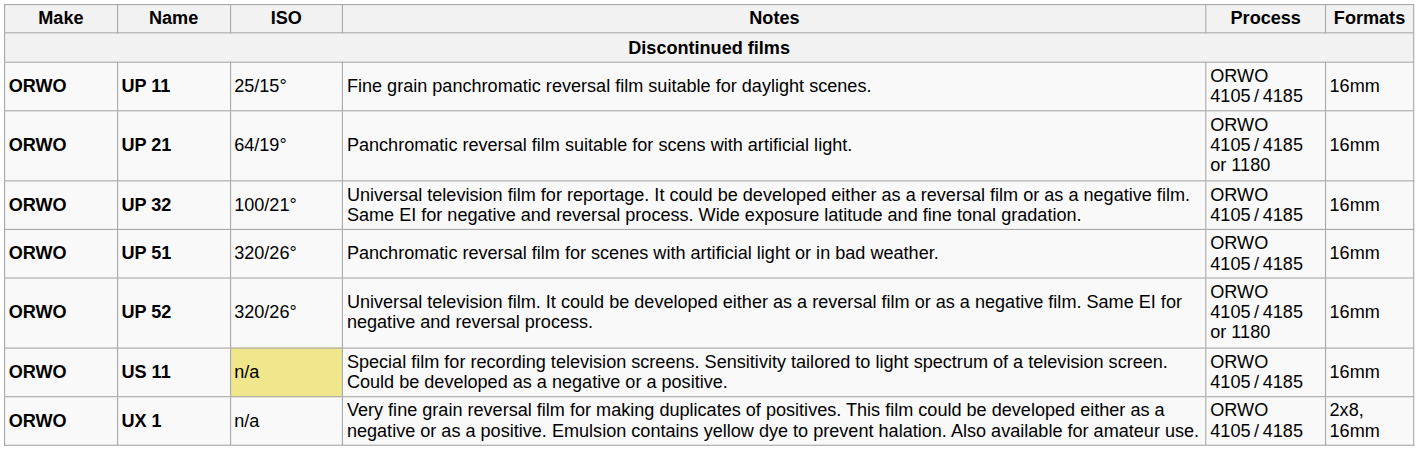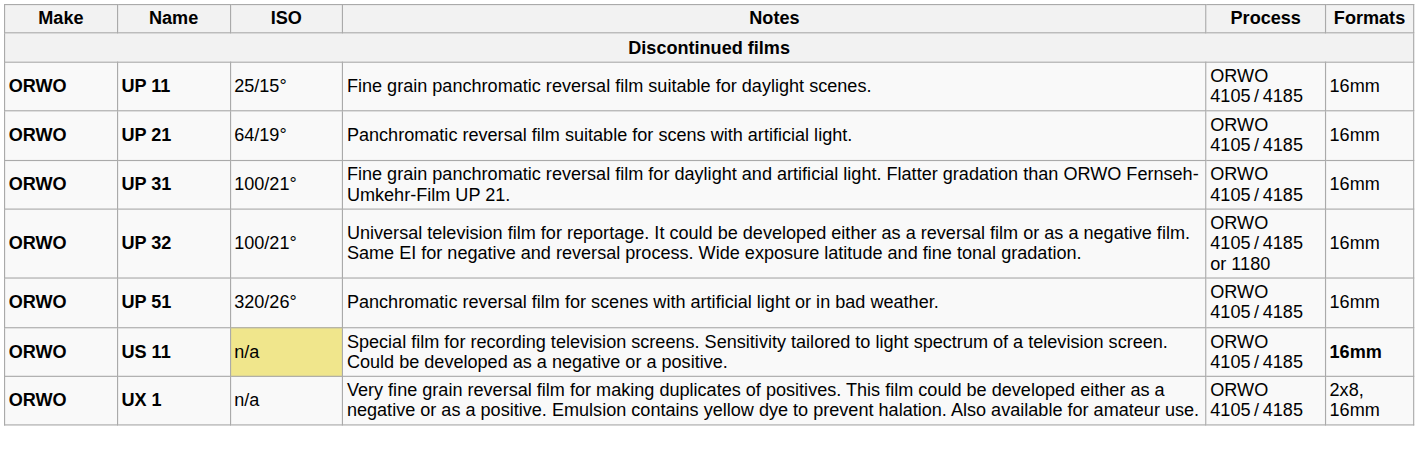(1257, 145) ORWO 4105 / 4185 or 1180 -> (1257, 135) ORWO 4105 / 4185
+ row: (146, 184)
(1257, 204) ORWO 4105 / 4185 -> (1257, 243) ORWO 4105 / 4185 or 1180
- row: (146, 312)
(1355, 372) normal -> (1356, 351) bold
